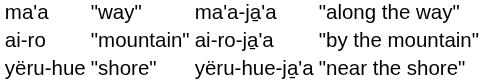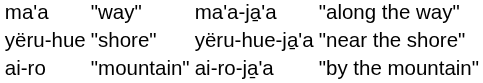rows swapped: (25, 40) <-> (45, 68)
